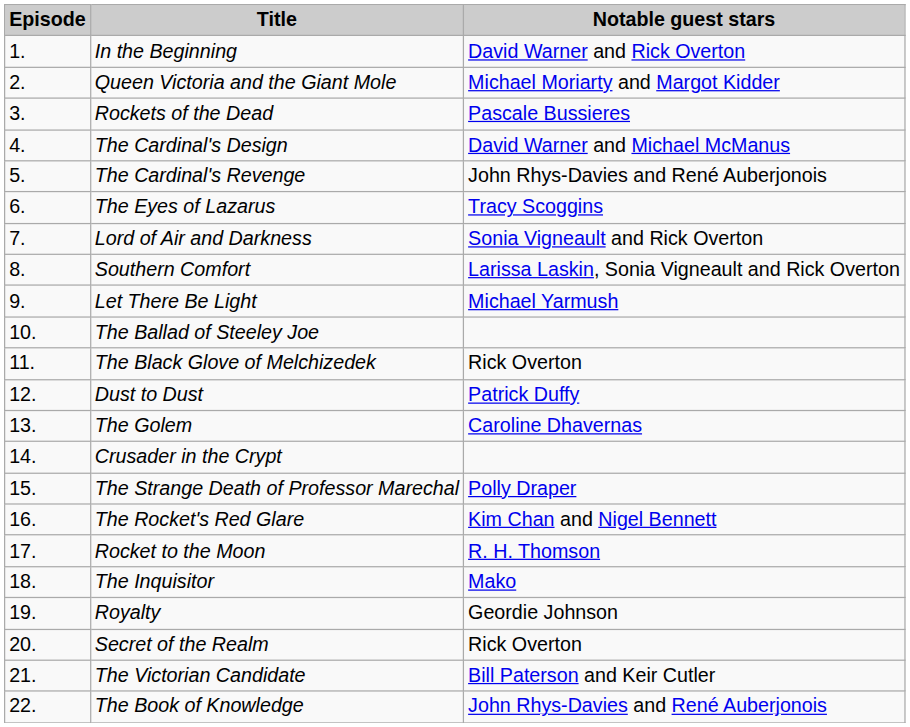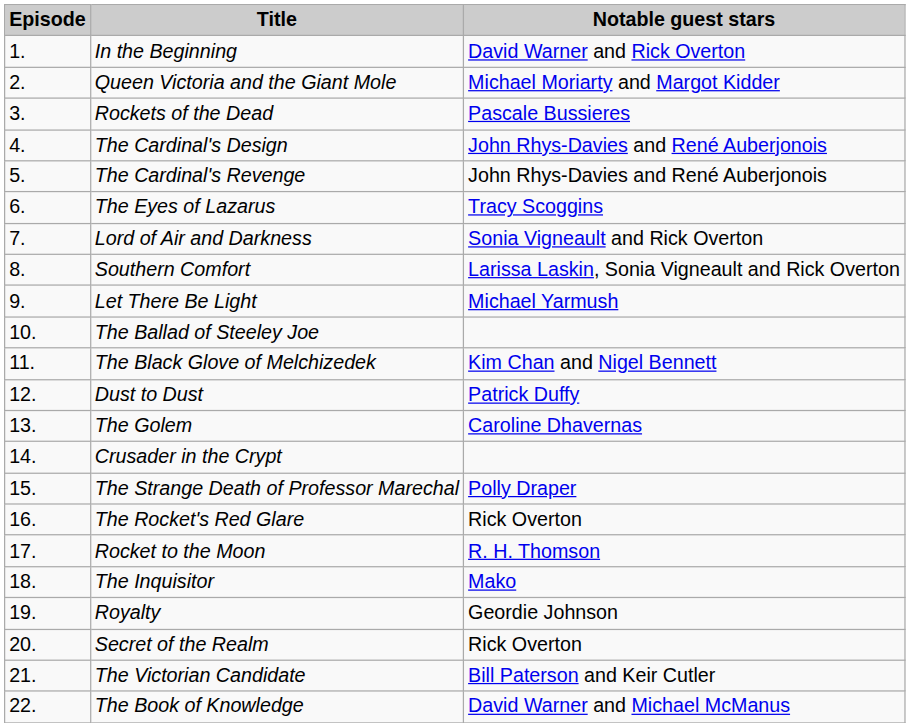(629, 144) David Warner and Michael McManus -> (648, 144) John Rhys-Davies and René Auberjonois
(525, 363) Rick Overton -> (592, 363) Kim Chan and Nigel Bennett
(592, 519) Kim Chan and Nigel Bennett -> (525, 519) Rick Overton
(648, 706) John Rhys-Davies and René Auberjonois -> (629, 706) David Warner and Michael McManus
